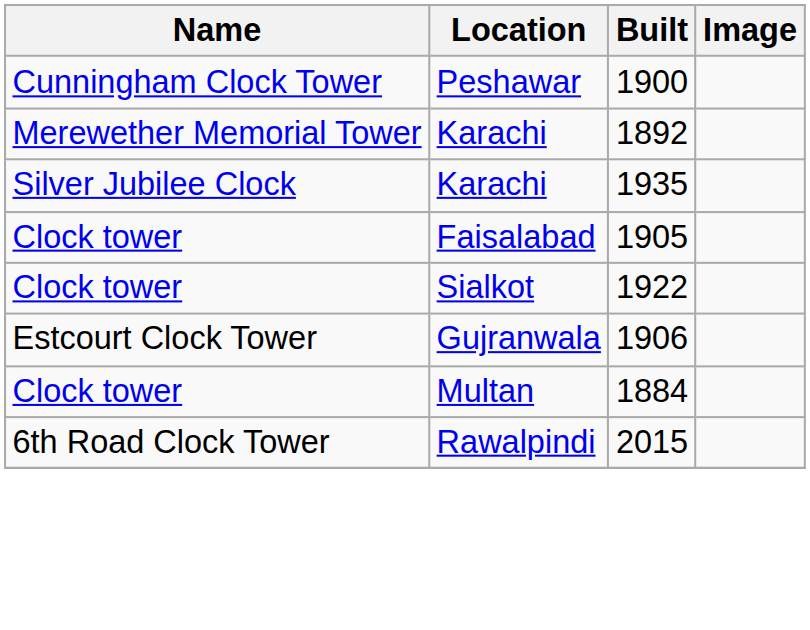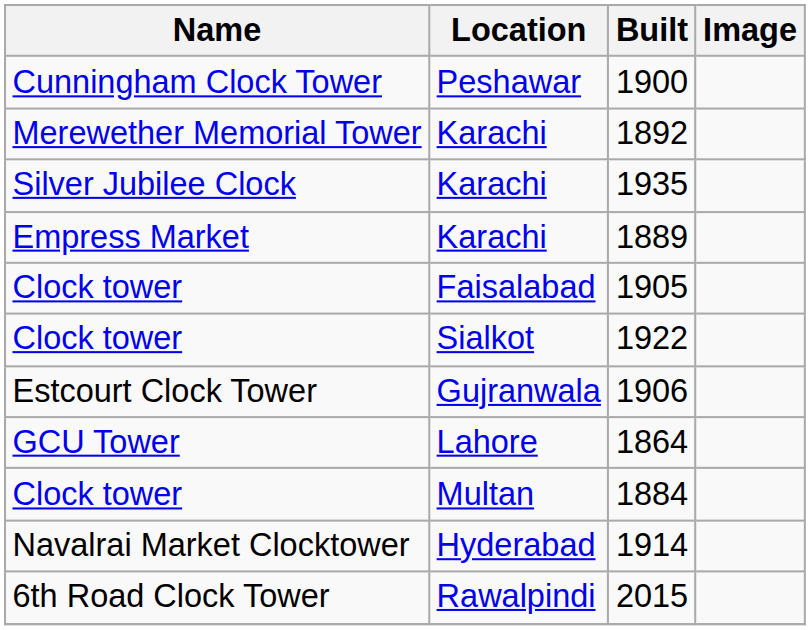+ row: (652, 236)
+ row: (652, 442)
+ row: (652, 545)
